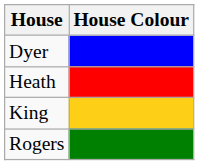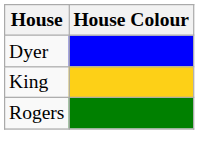- row: (32, 81)
